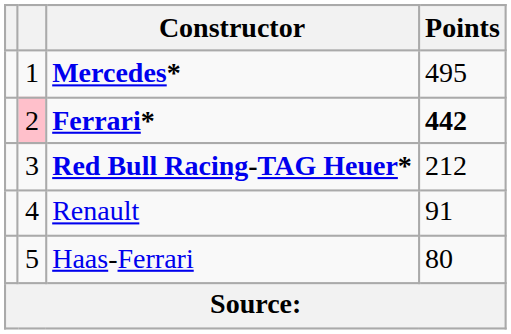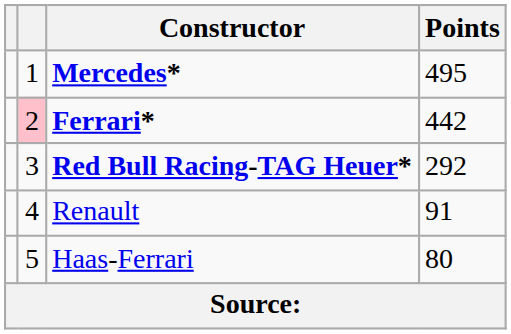(446, 119) bold -> (446, 119) normal
(446, 165) 212 -> (446, 165) 292
